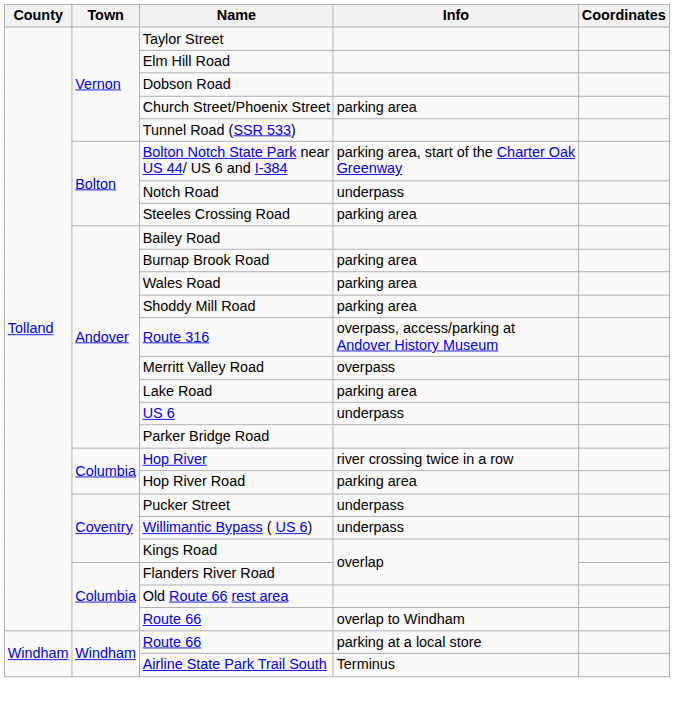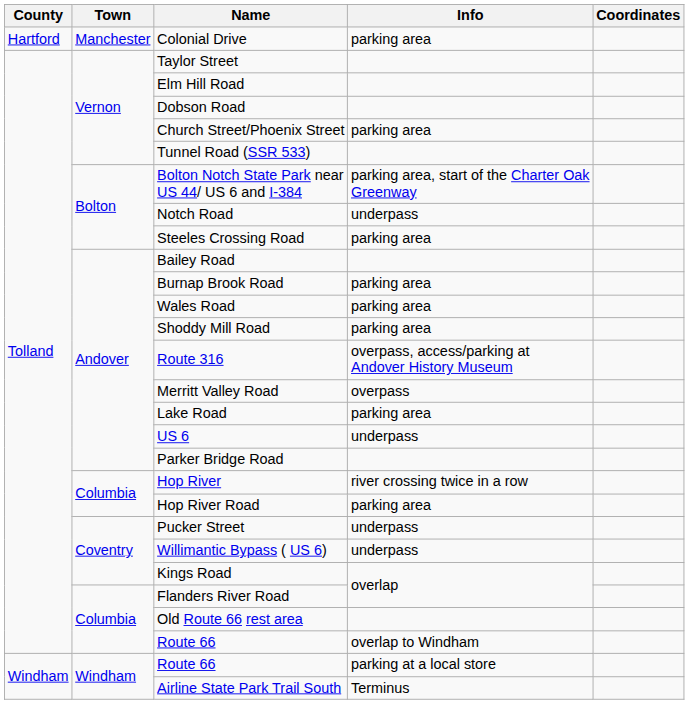+ row: (202, 38)
